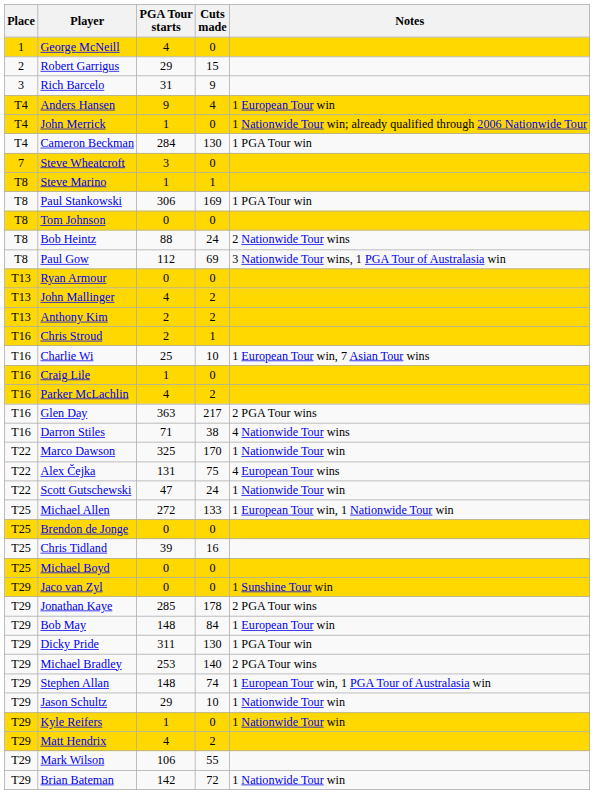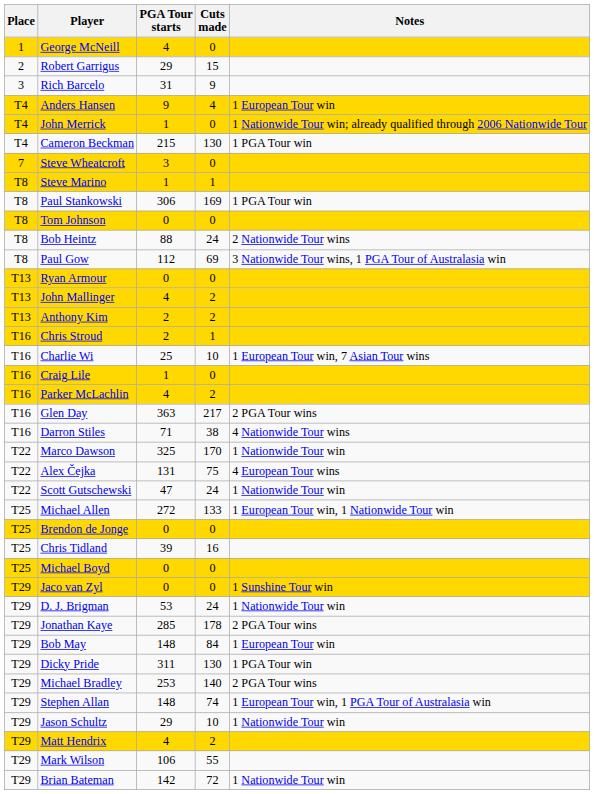(166, 143) 284 -> (166, 143) 215
+ row: (75, 606)
- row: (71, 722)
